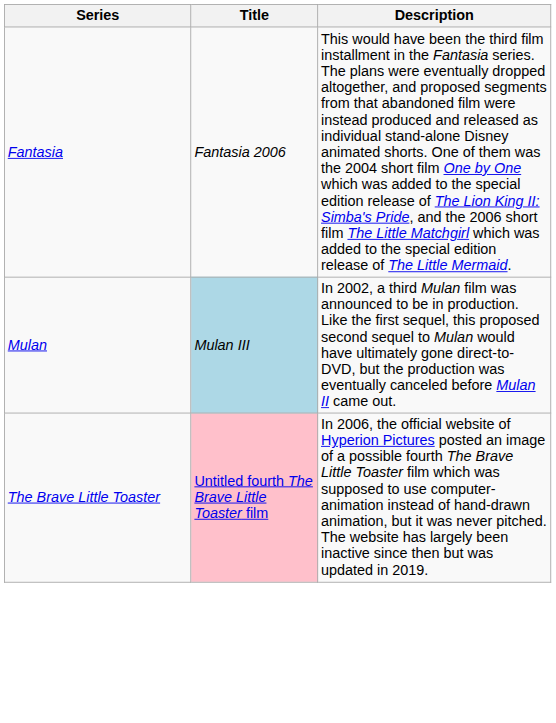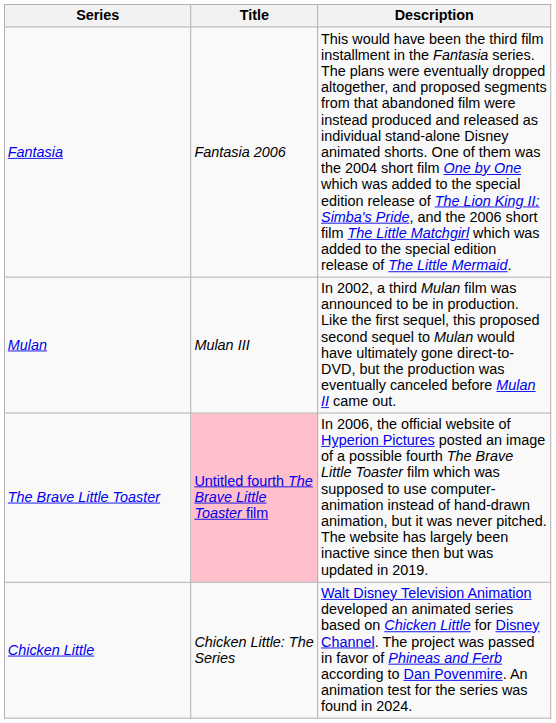(222, 345) lightblue background -> (222, 345) no background
+ row: (51, 649)
